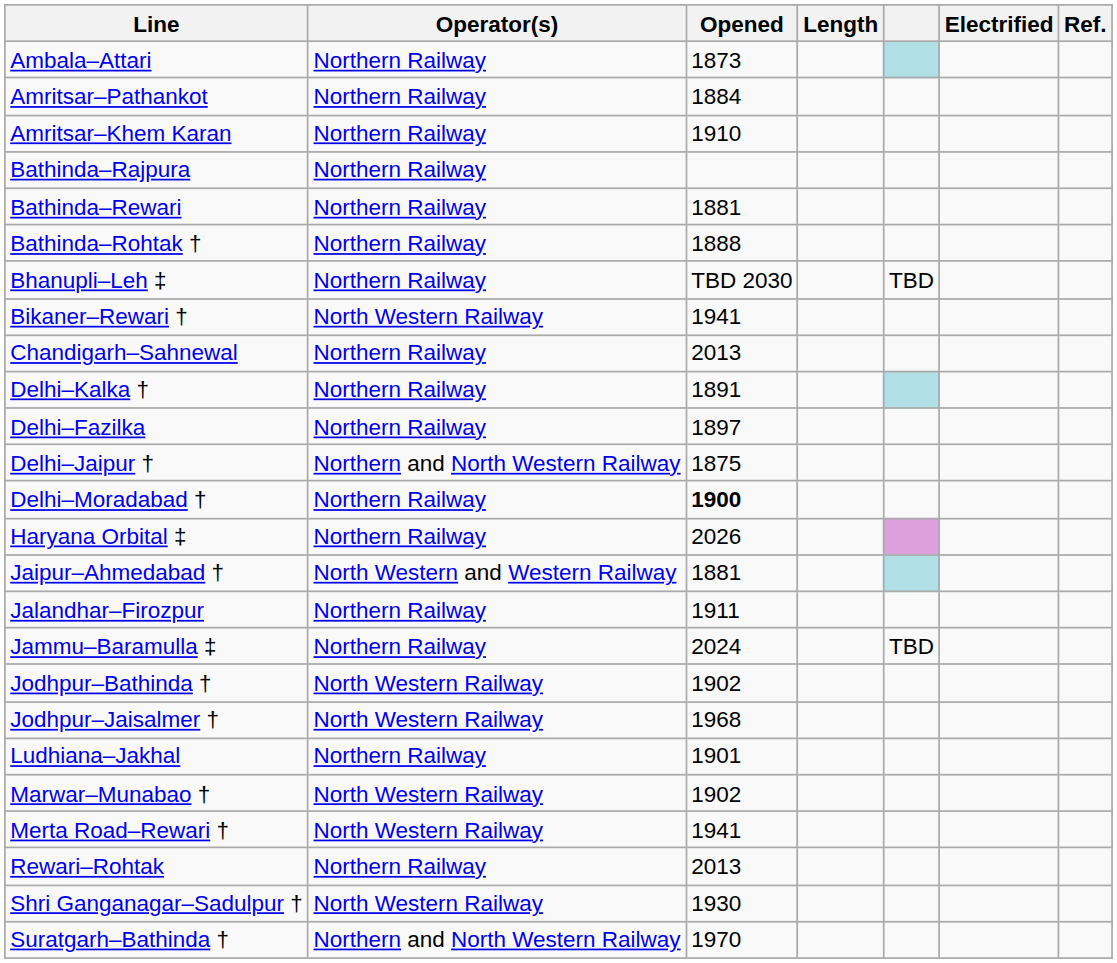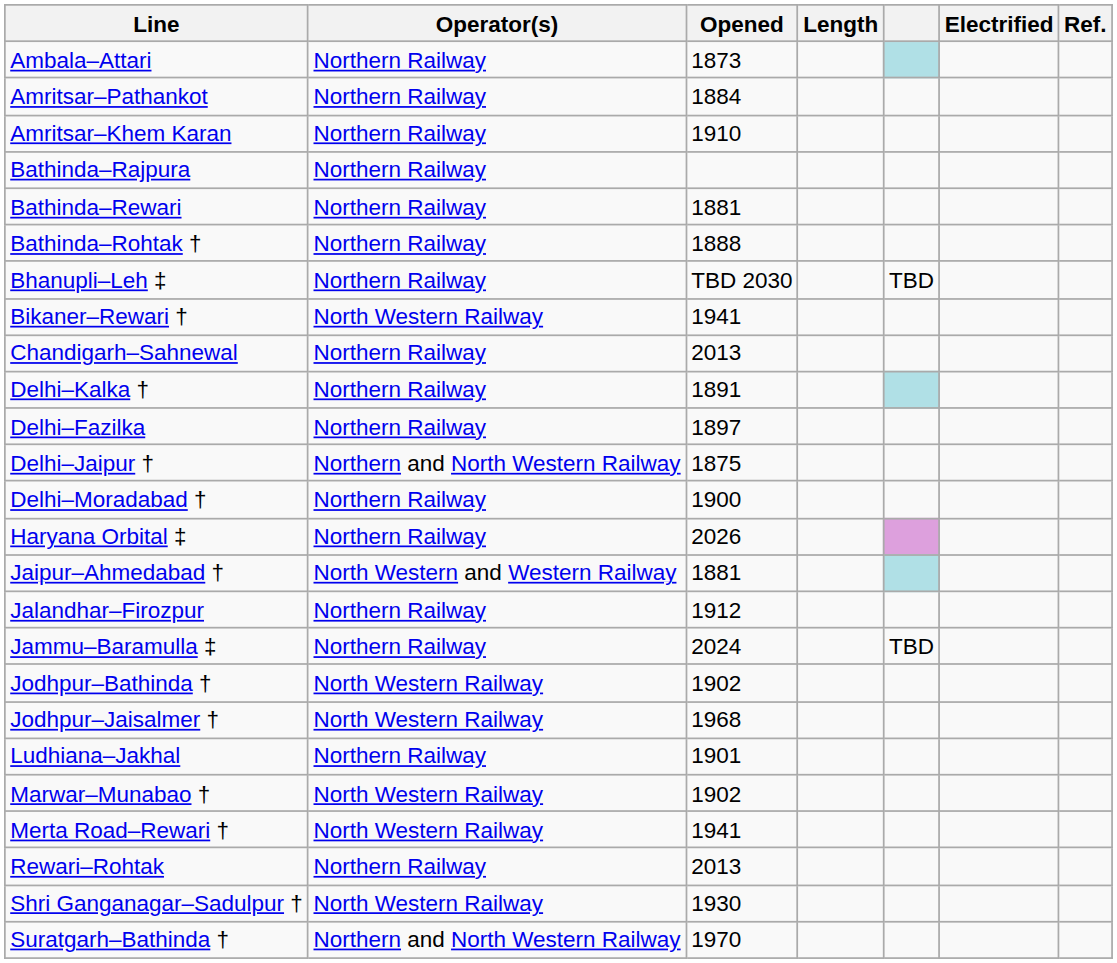(716, 500) bold -> (716, 500) normal
(716, 610) 1911 -> (716, 610) 1912
